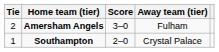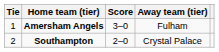(13, 25) 2 -> (13, 25) 1
(13, 40) 1 -> (13, 40) 2
